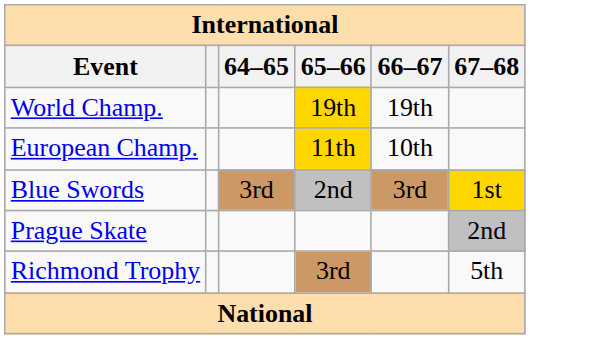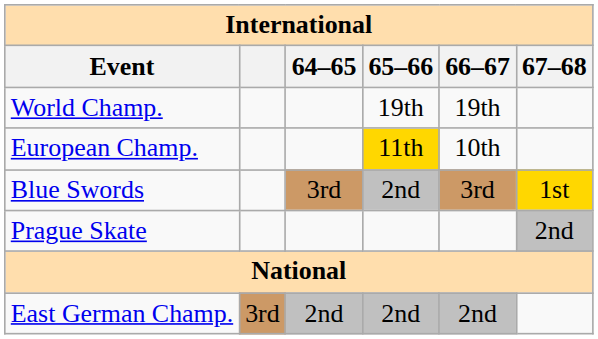(333, 107) gold background -> (401, 107) no background
- row: (105, 271)
+ row: (122, 312)
